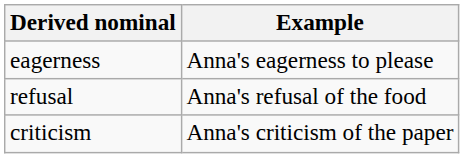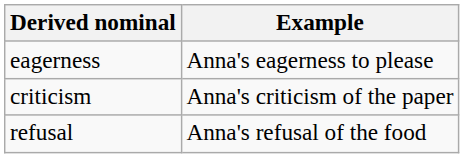rows swapped: (42, 96) <-> (51, 133)
